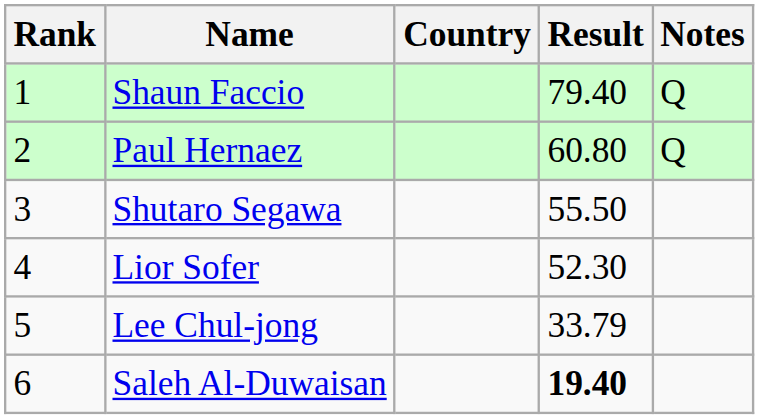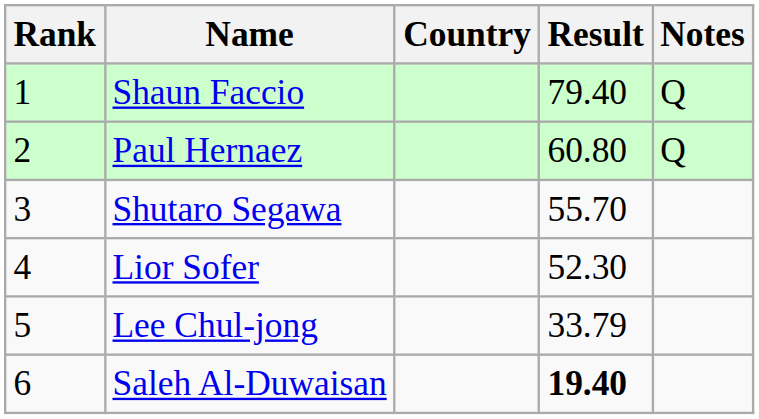(587, 209) 55.50 -> (587, 209) 55.70
